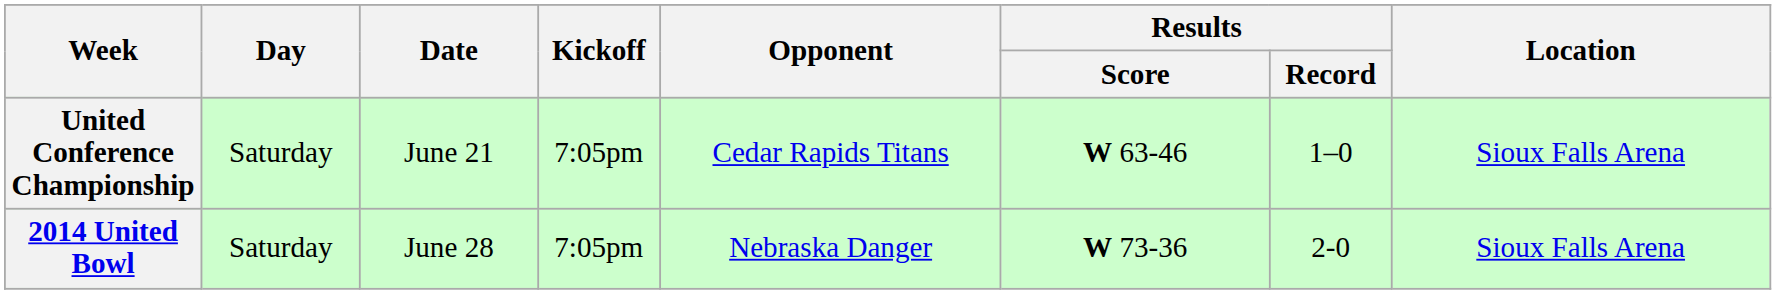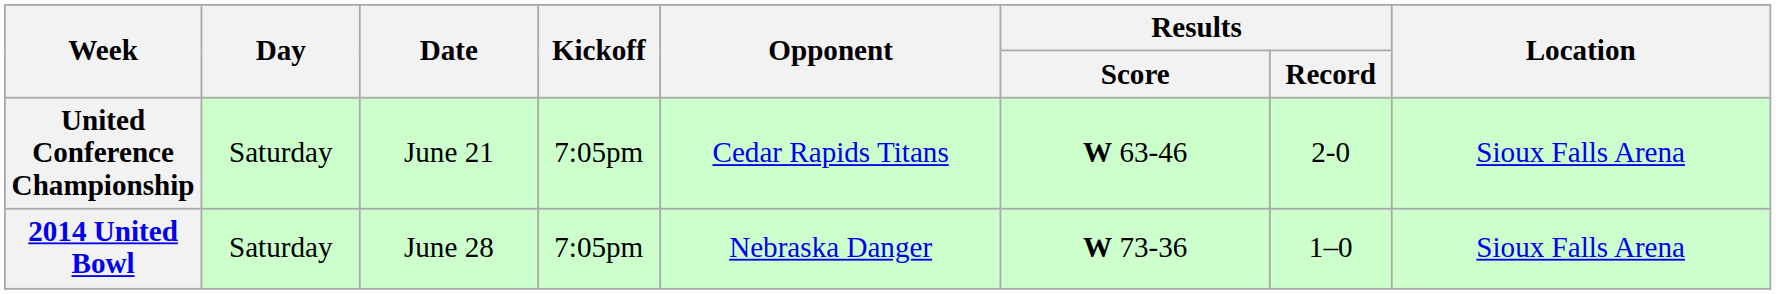(1331, 152) 1–0 -> (1331, 152) 2-0
(1331, 248) 2-0 -> (1331, 248) 1–0
